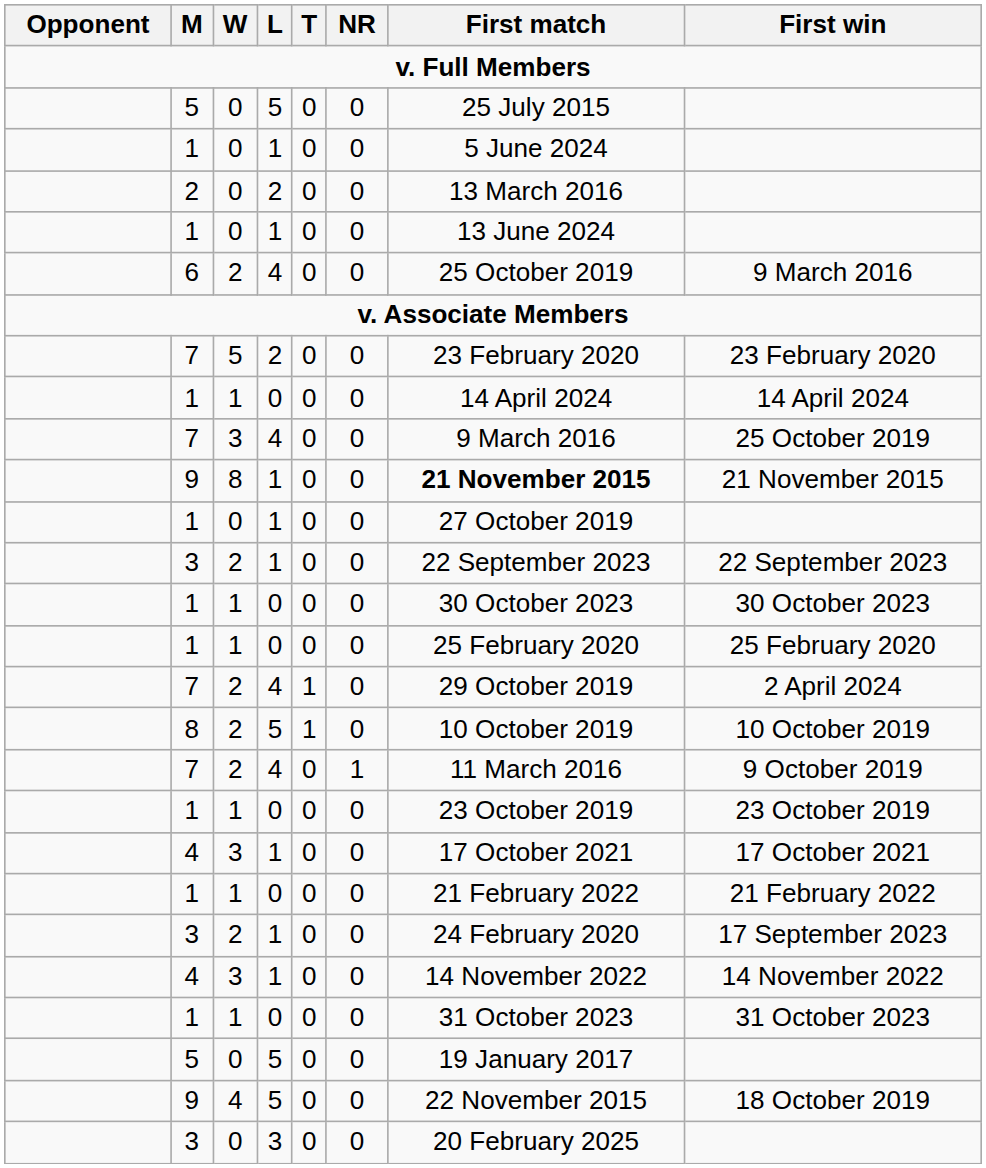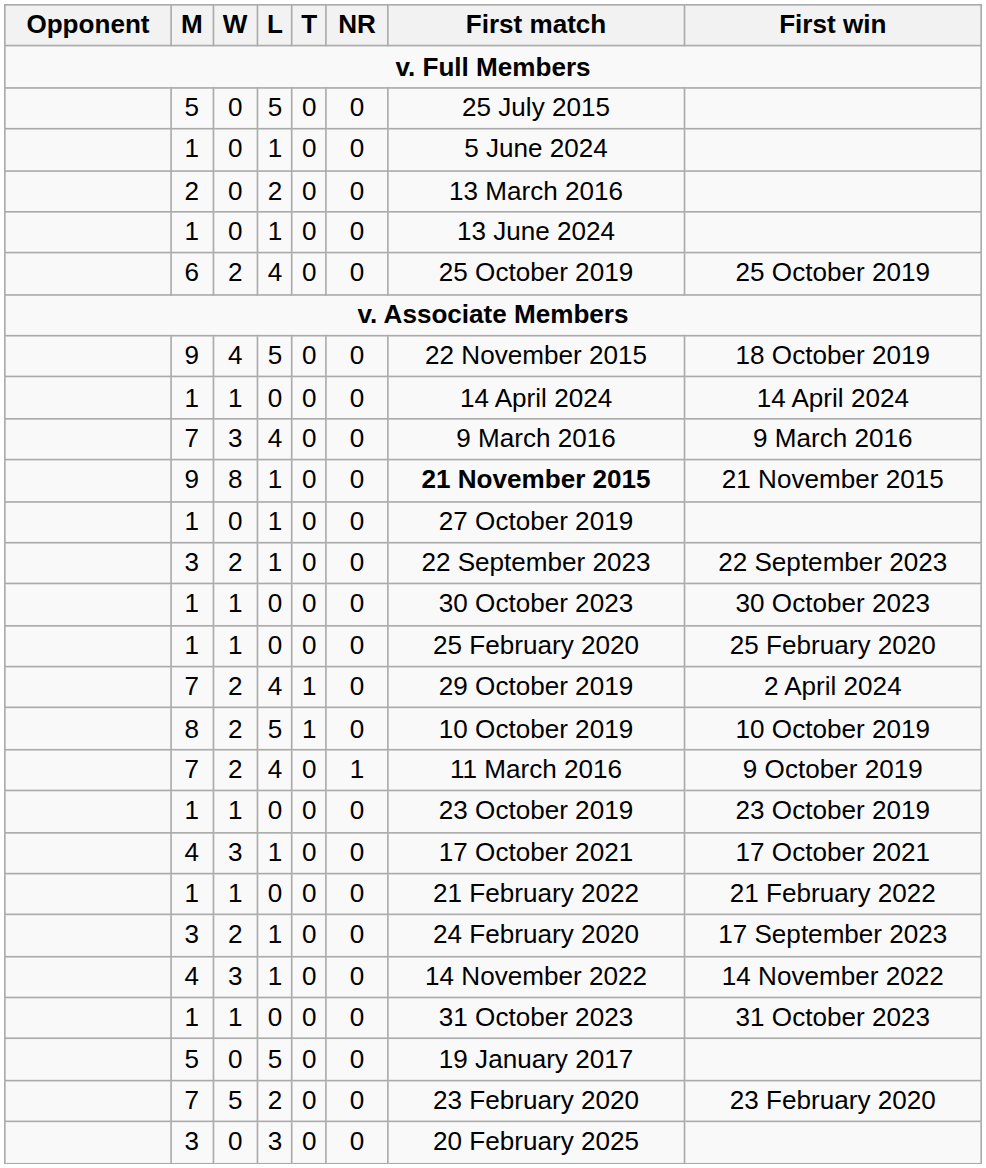(833, 273) 9 March 2016 -> (833, 273) 25 October 2019
rows swapped: (192, 356) <-> (192, 1100)
(833, 438) 25 October 2019 -> (833, 438) 9 March 2016
